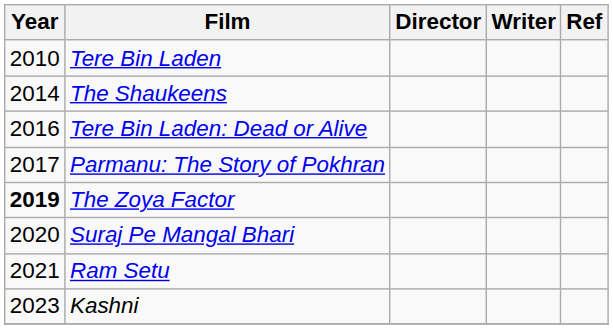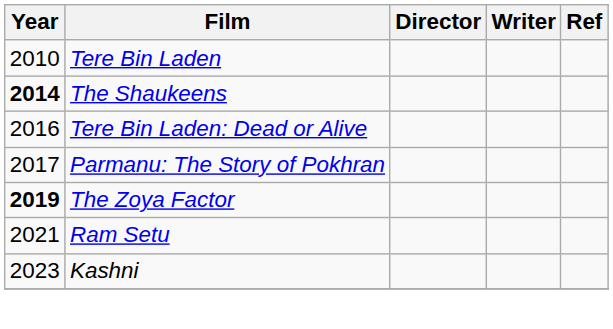(35, 93) normal -> (35, 93) bold
- row: (182, 235)
